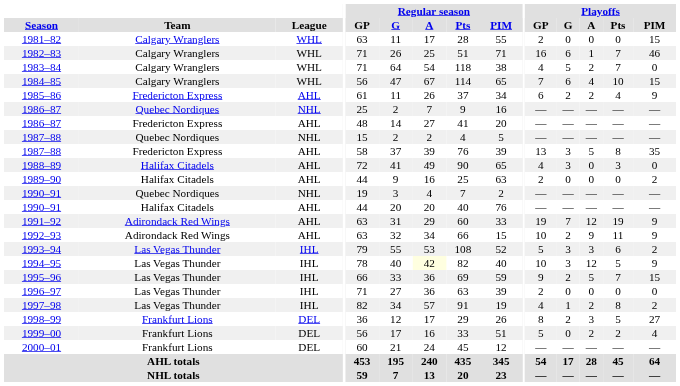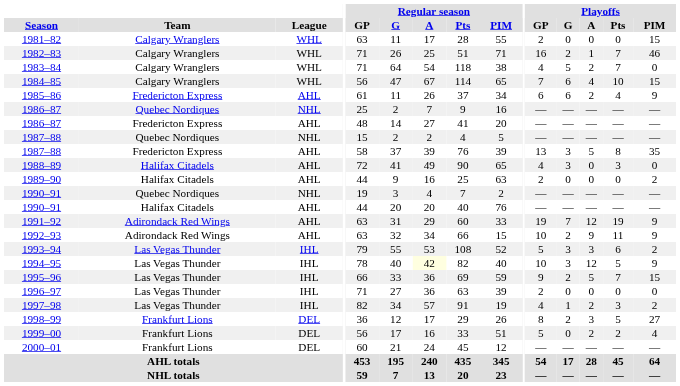(568, 53) 6 -> (568, 53) 2
(568, 95) 2 -> (568, 95) 6
(618, 305) 8 -> (618, 305) 3
